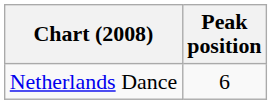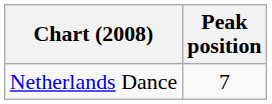(224, 81) 6 -> (224, 81) 7
